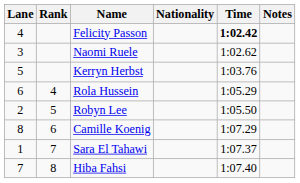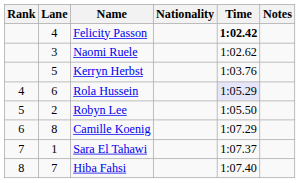columns swapped: (53, 14) <-> (20, 14)
(239, 91) no background -> (239, 91) lavender background
